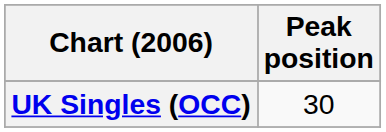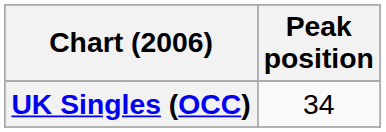(319, 103) 30 -> (319, 103) 34
